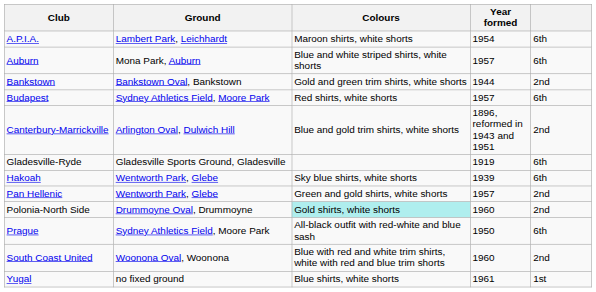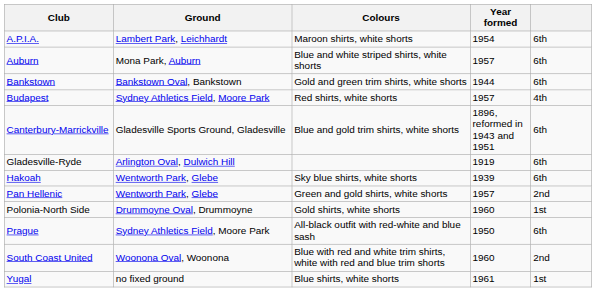(541, 81) 2nd -> (540, 81) 6th
(540, 97) 6th -> (540, 97) 4th
(175, 130) Arlington Oval, Dulwich Hill -> (201, 130) Gladesville Sports Ground, Gladesville
(541, 130) 2nd -> (540, 130) 6th
(201, 162) Gladesville Sports Ground, Gladesville -> (175, 162) Arlington Oval, Dulwich Hill
(347, 209) paleturquoise background -> (347, 209) no background
(541, 209) 2nd -> (540, 209) 1st
